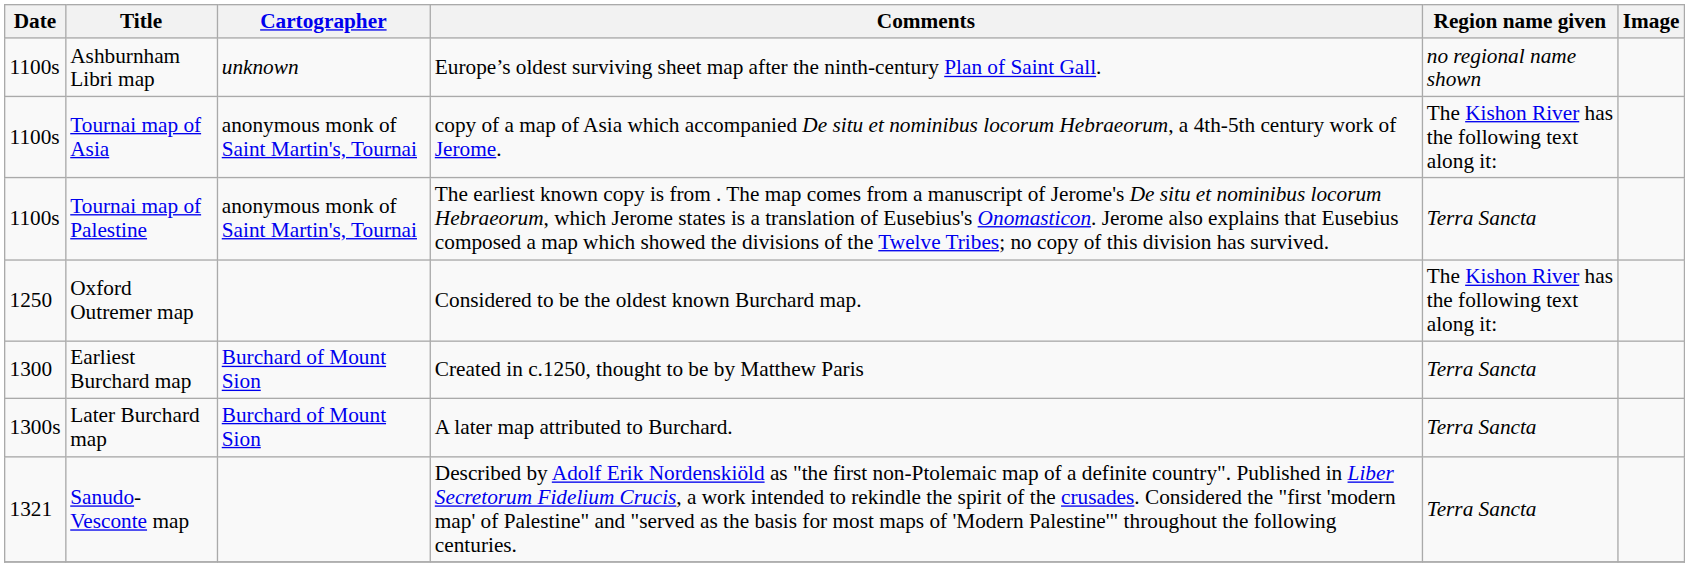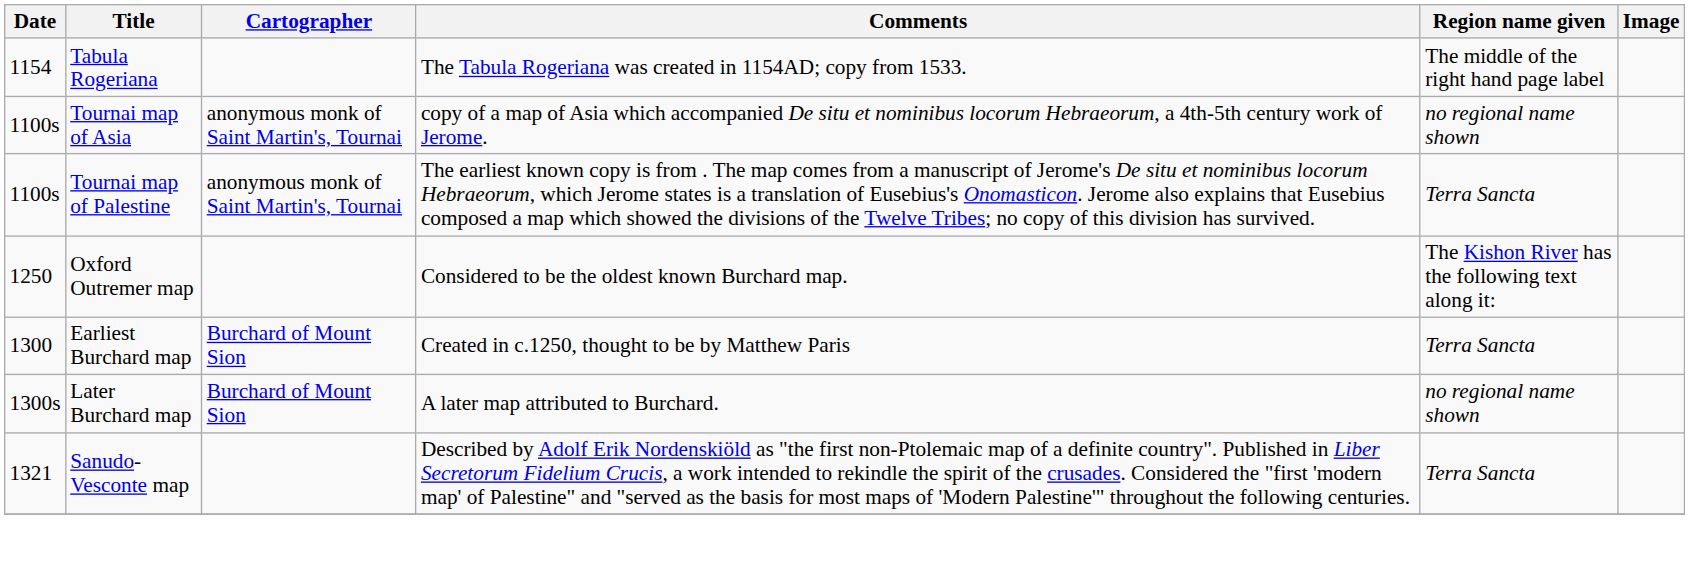+ row: (114, 67)
- row: (125, 67)
(1520, 136) The Kishon River has the following text along it: -> (1500, 124) no regional name shown
(1482, 427) Terra Sancta -> (1500, 403) no regional name shown
